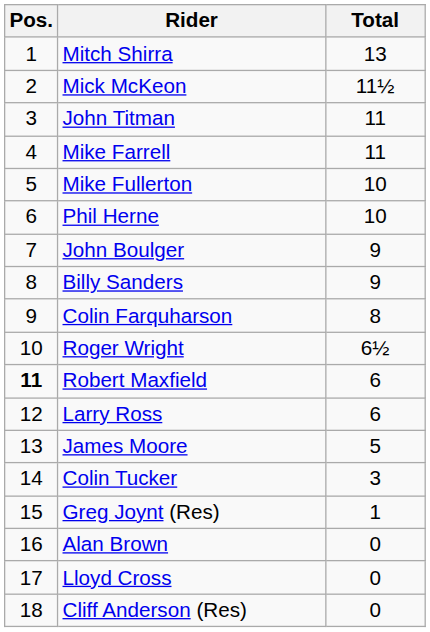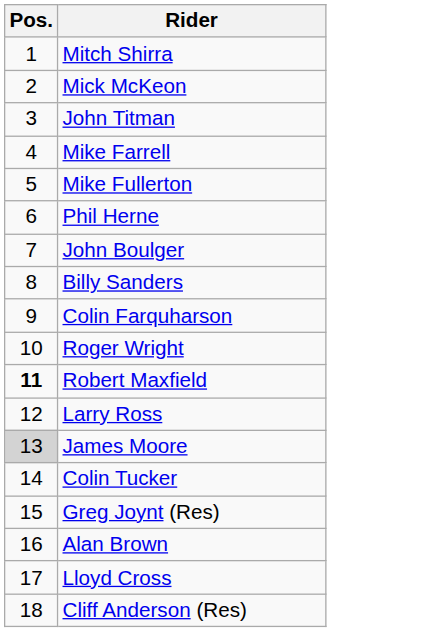- column: (375, 20)
(31, 446) no background -> (31, 446) lightgrey background
